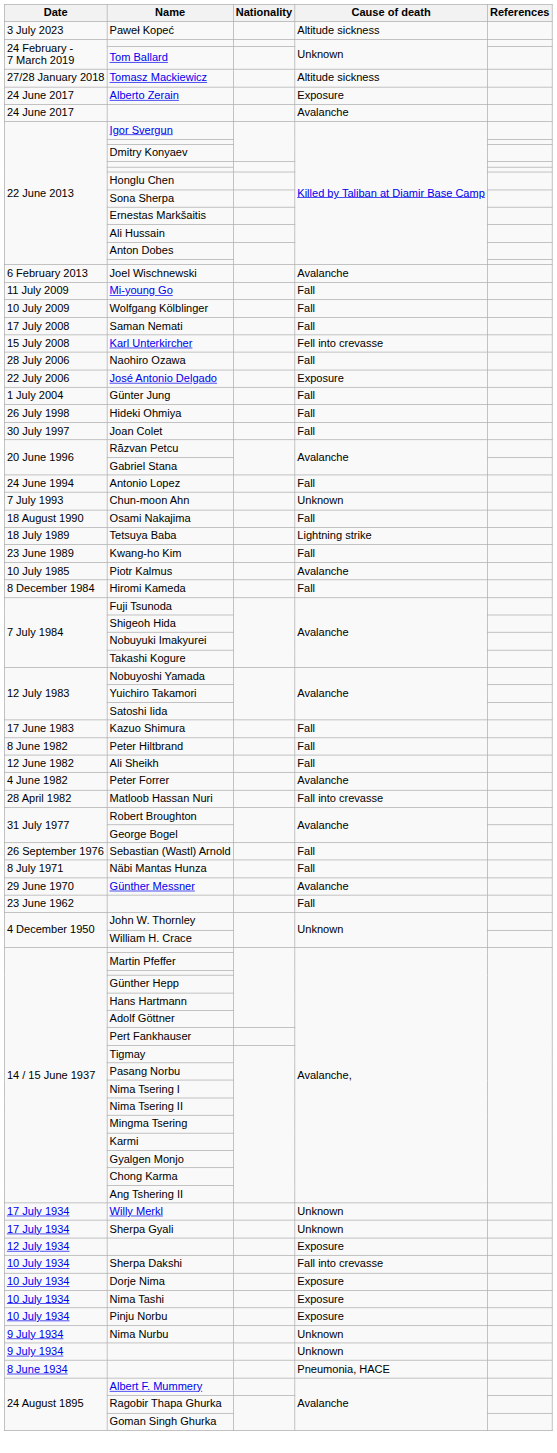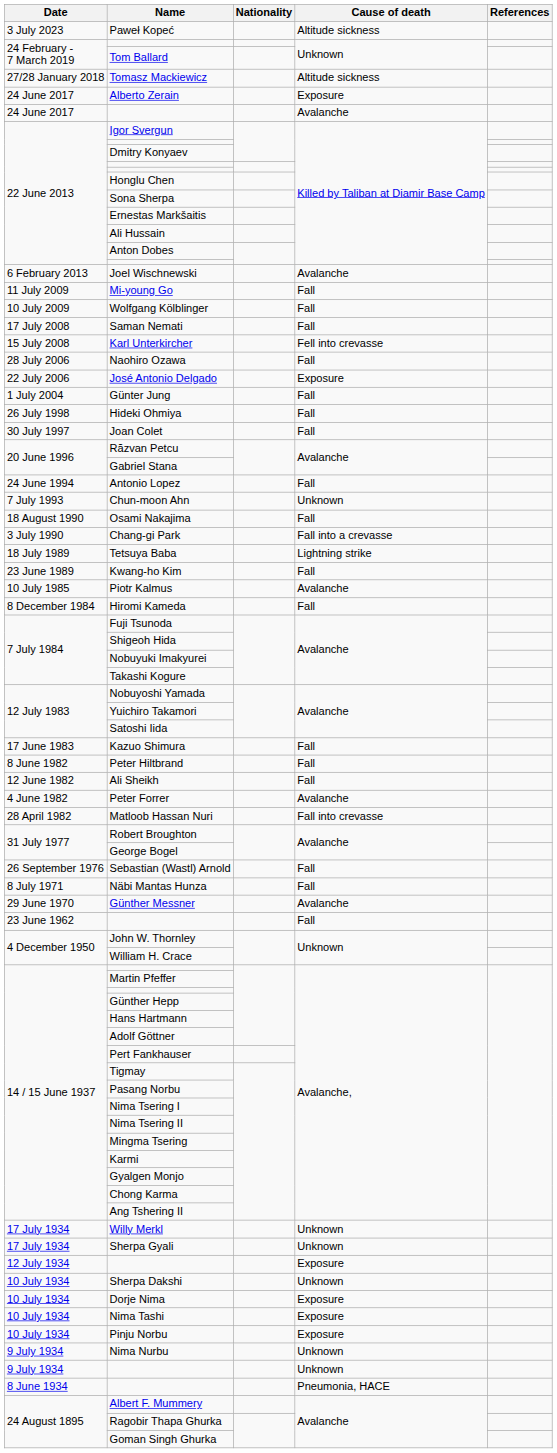+ row: (35, 536)
(340, 1264) Fall into crevasse -> (320, 1281) Unknown
